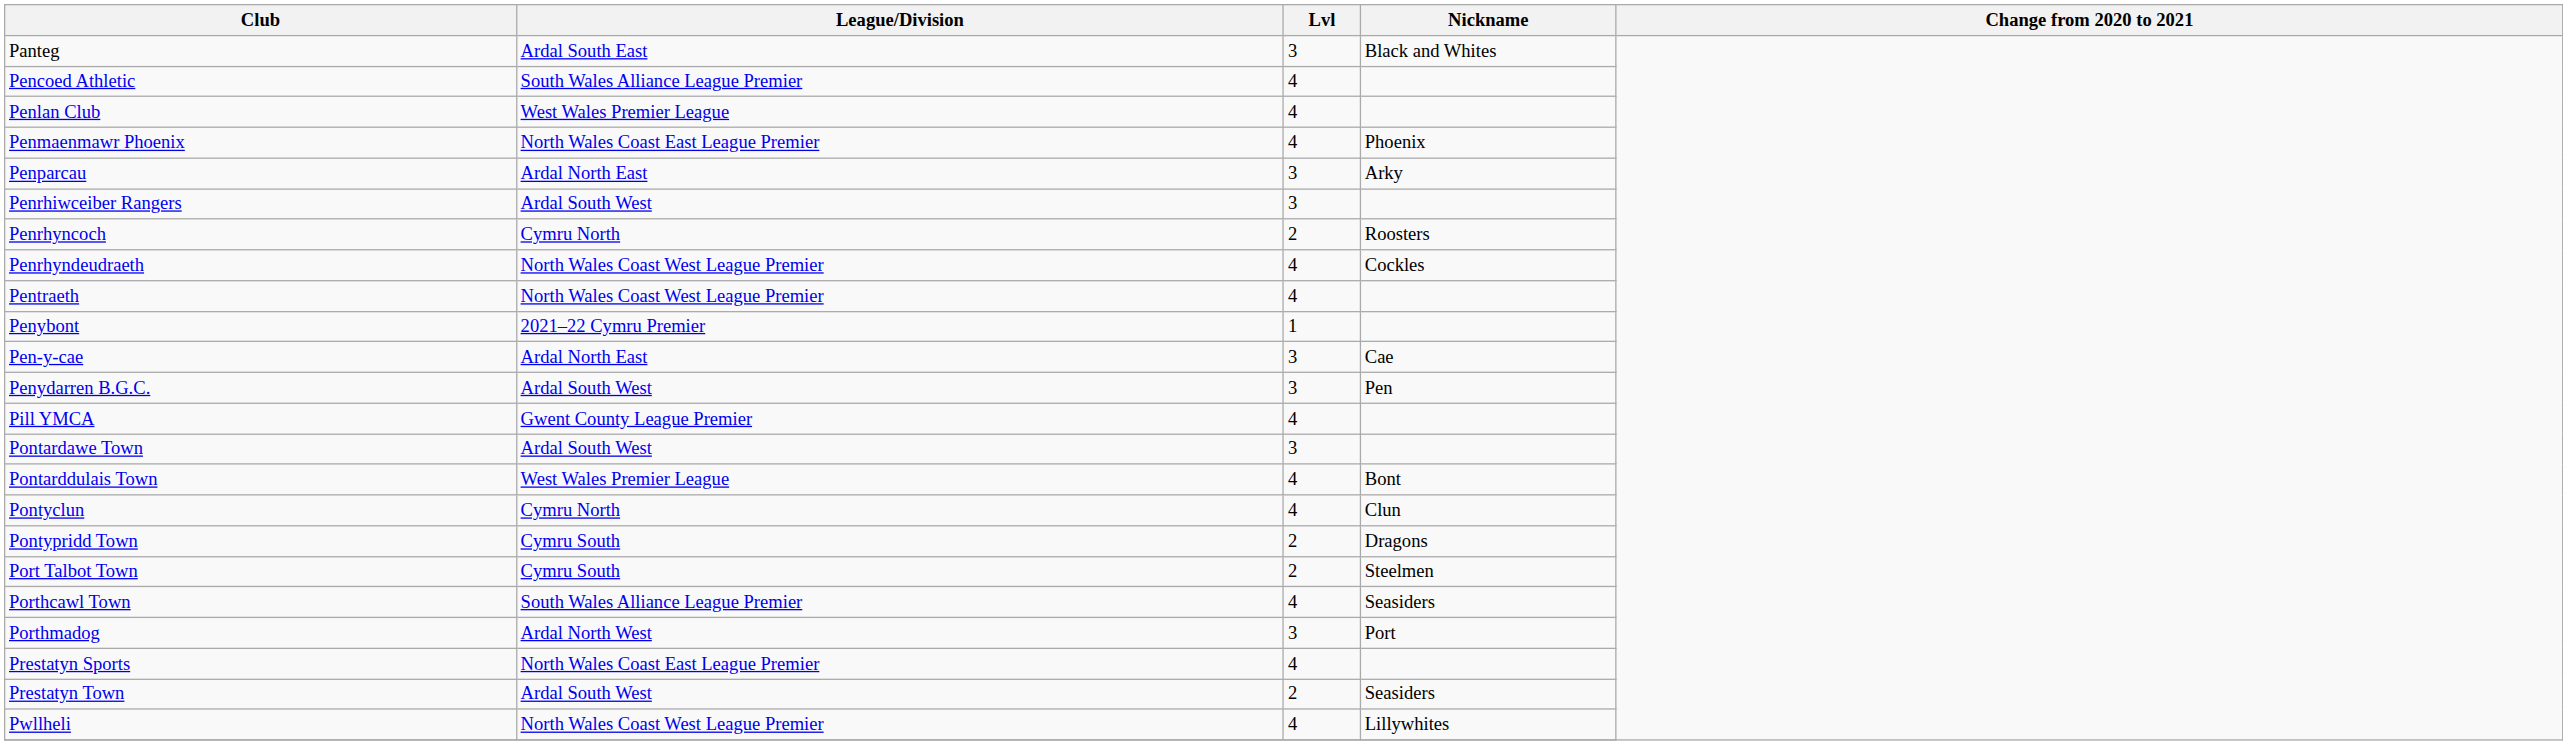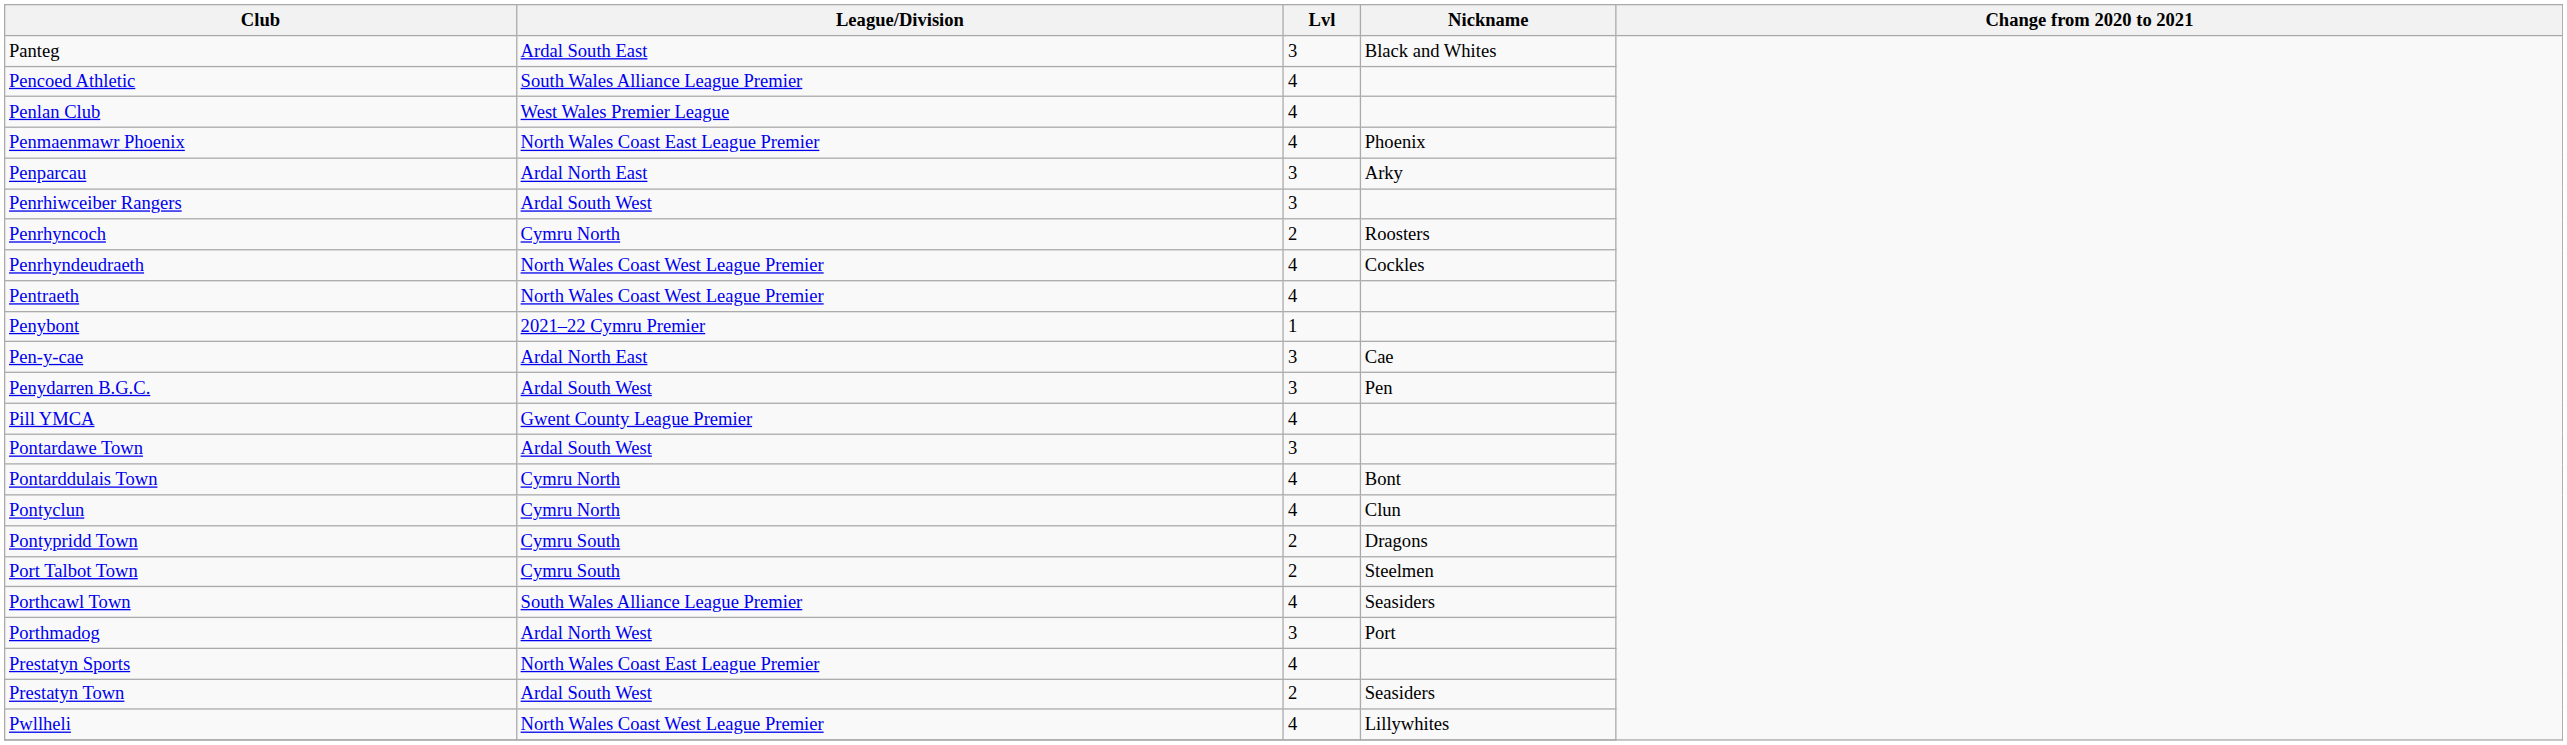(625, 479) West Wales Premier League -> (570, 479) Cymru North
